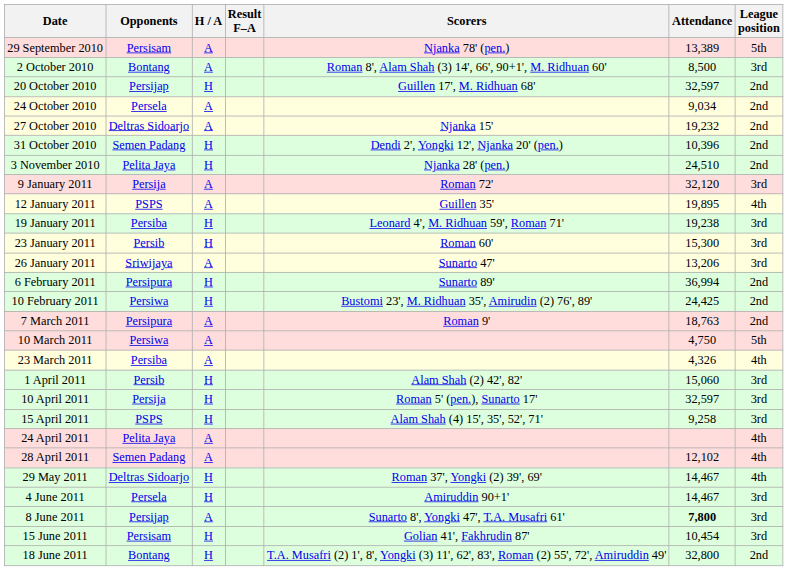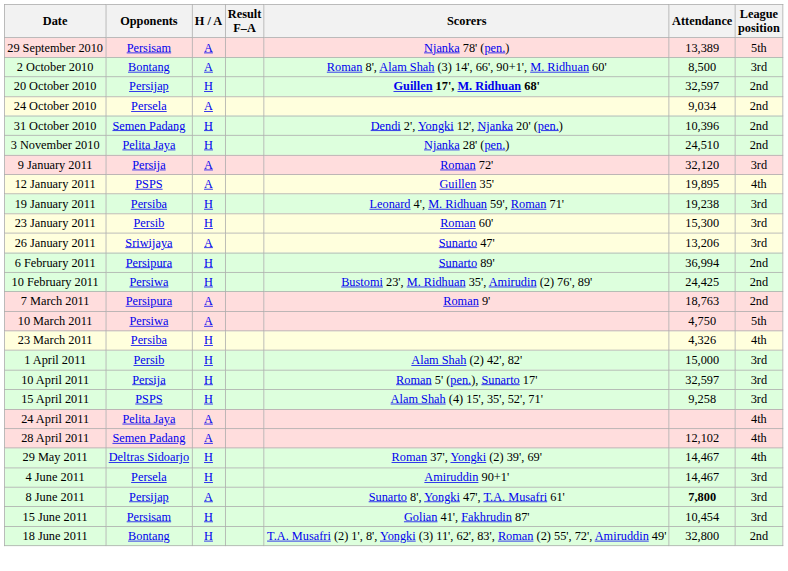(467, 86) normal -> (467, 86) bold
- row: (55, 125)
(208, 360) A -> (208, 340) H
(702, 379) 15,060 -> (702, 360) 15,000
